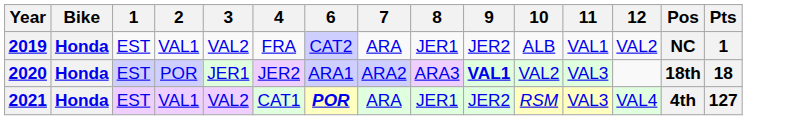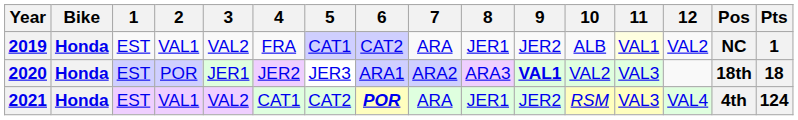+ column: (330, 18)
(588, 45) no background -> (639, 45) lightyellow background
(723, 100) 127 -> (774, 100) 124
